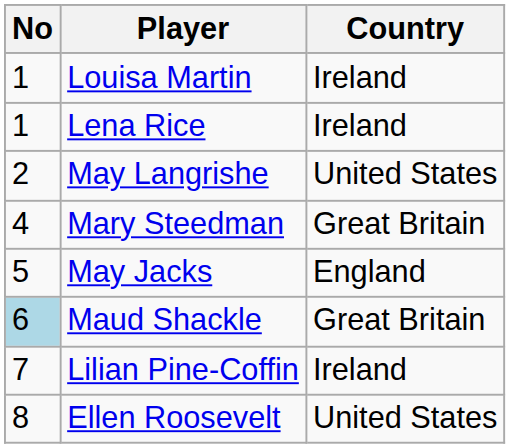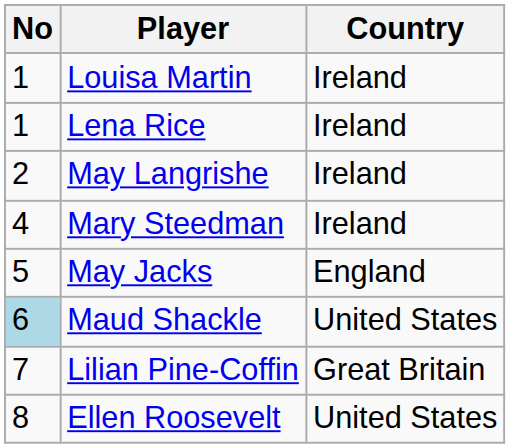(405, 175) United States -> (360, 175) Ireland
(399, 223) Great Britain -> (360, 223) Ireland
(399, 321) Great Britain -> (405, 321) United States
(360, 369) Ireland -> (399, 369) Great Britain
